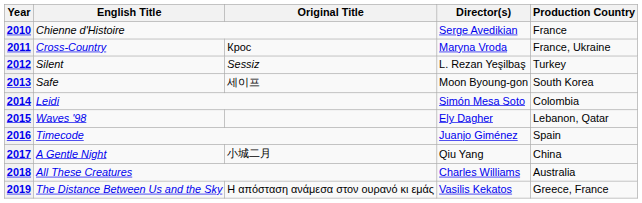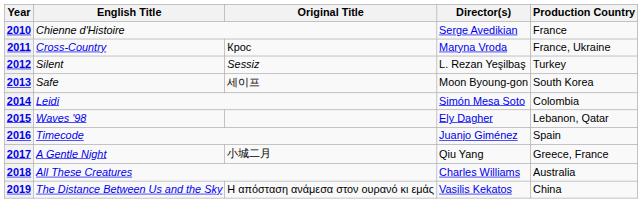(547, 154) China -> (571, 154) Greece, France
(571, 189) Greece, France -> (547, 189) China
